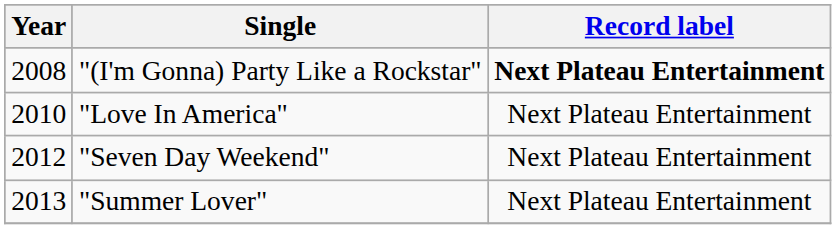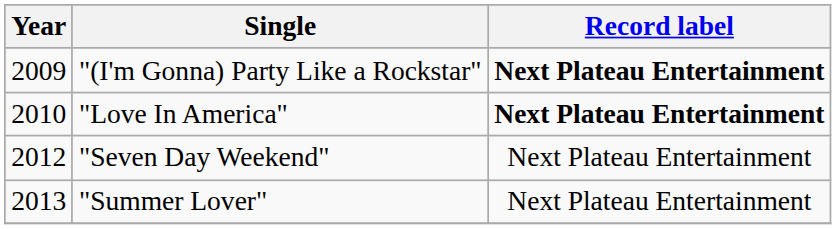(39, 69) 2008 -> (39, 69) 2009
(659, 113) normal -> (659, 113) bold
